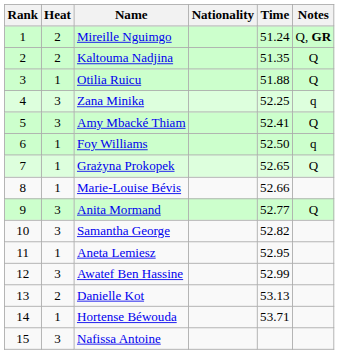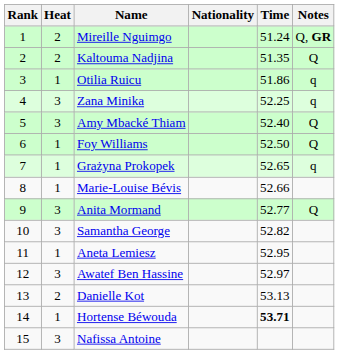(275, 80) 51.88 -> (275, 80) 51.86
(313, 80) Q -> (313, 80) q
(275, 123) 52.41 -> (275, 123) 52.40
(313, 144) q -> (313, 144) Q
(313, 166) Q -> (313, 166) q
(275, 274) 52.99 -> (275, 274) 52.97
(275, 317) normal -> (275, 317) bold
